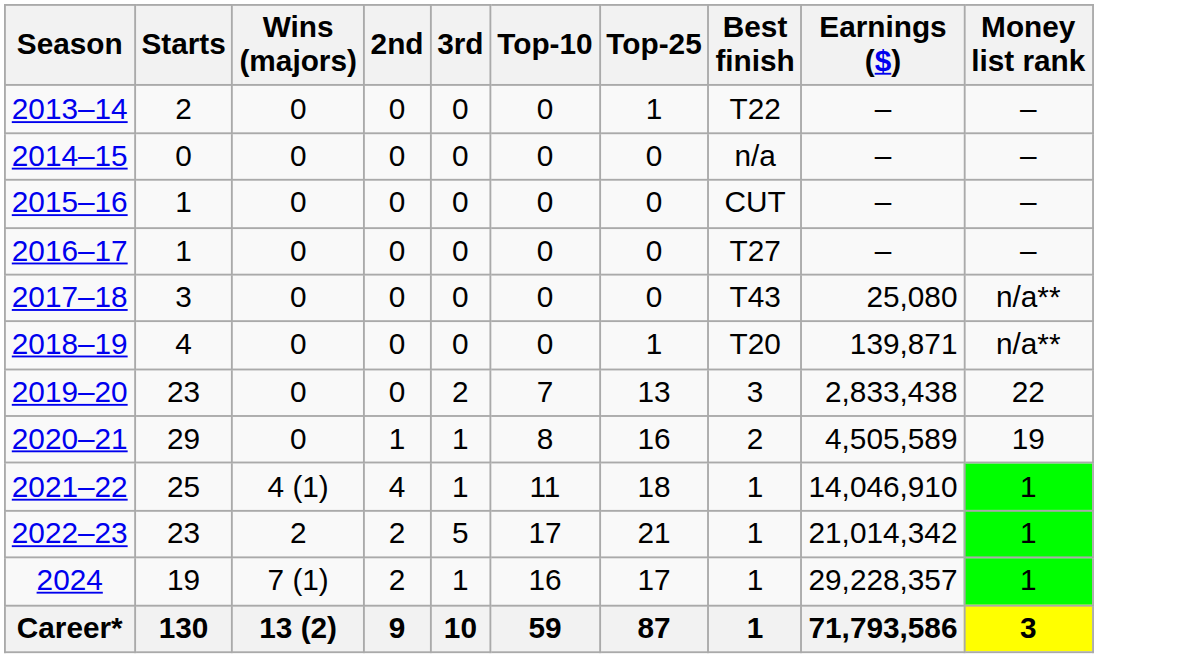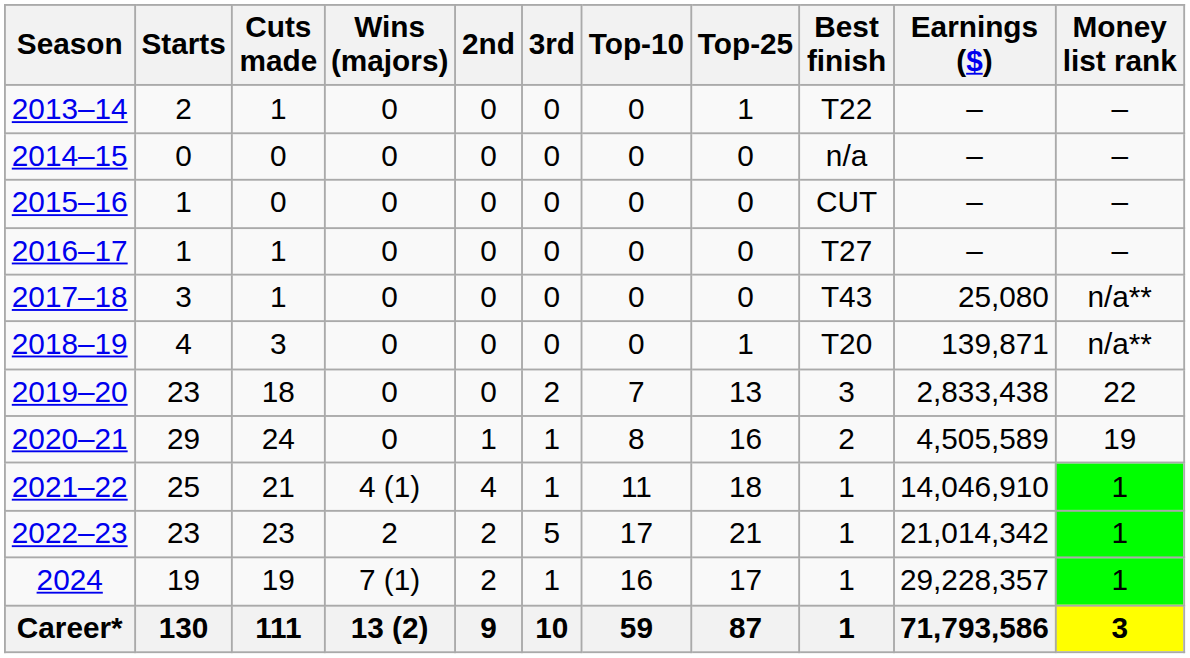+ column: (278, 44)
